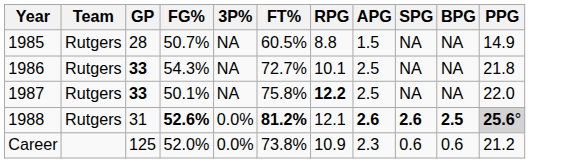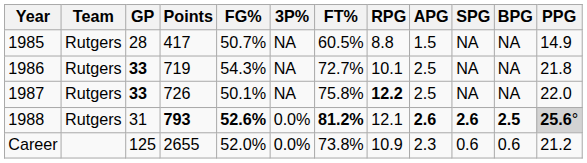+ column: (188, 17)
